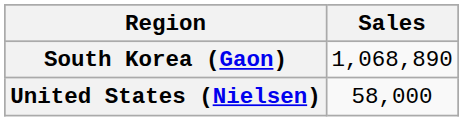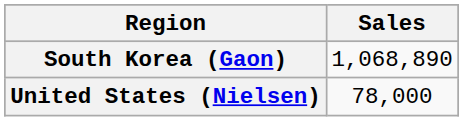(392, 97) 58,000 -> (392, 97) 78,000
